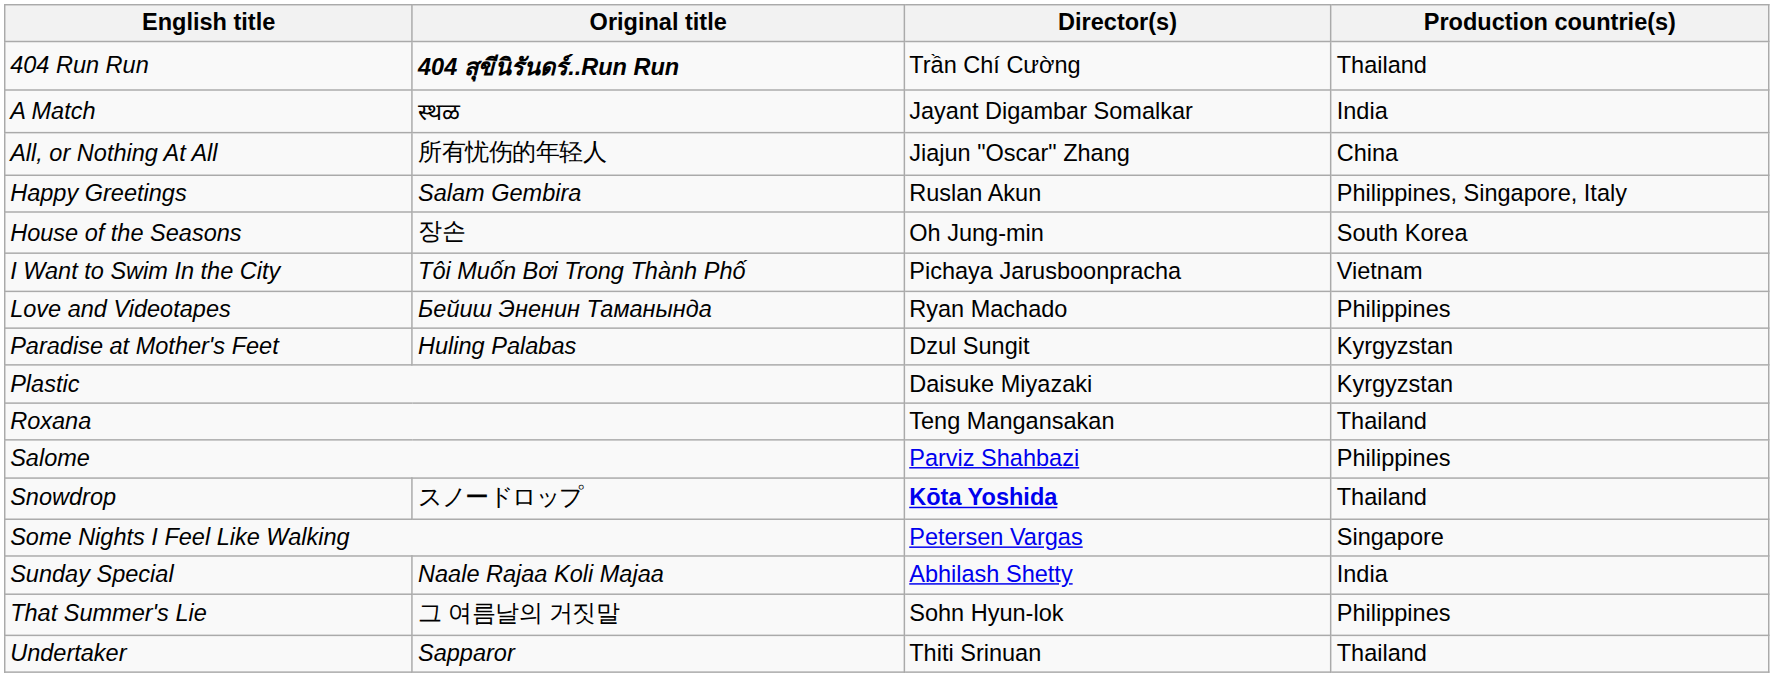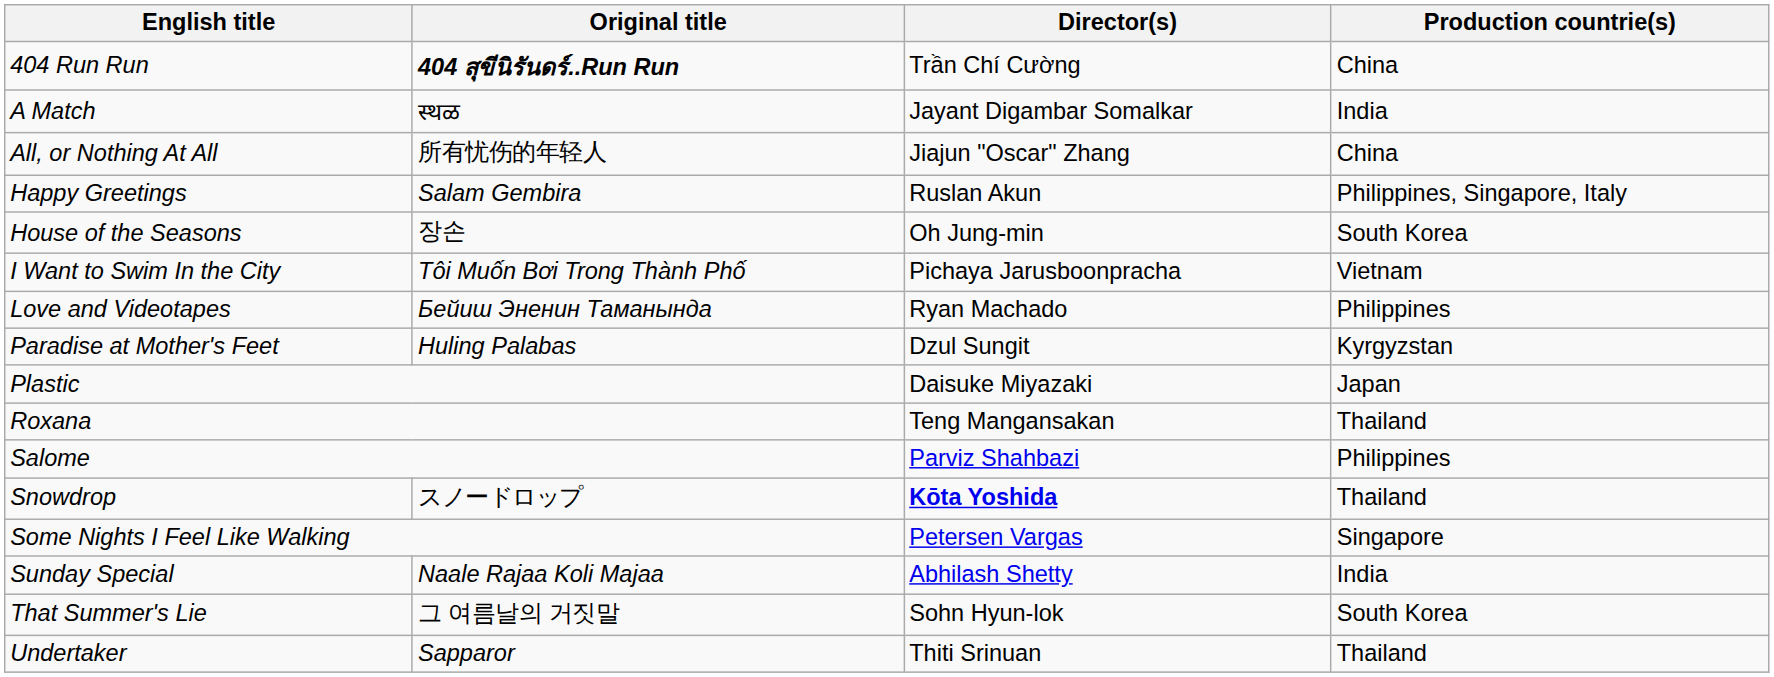(1382, 65) Thailand -> (1367, 65) China
(1395, 383) Kyrgyzstan -> (1369, 383) Japan
(1394, 614) Philippines -> (1402, 614) South Korea
